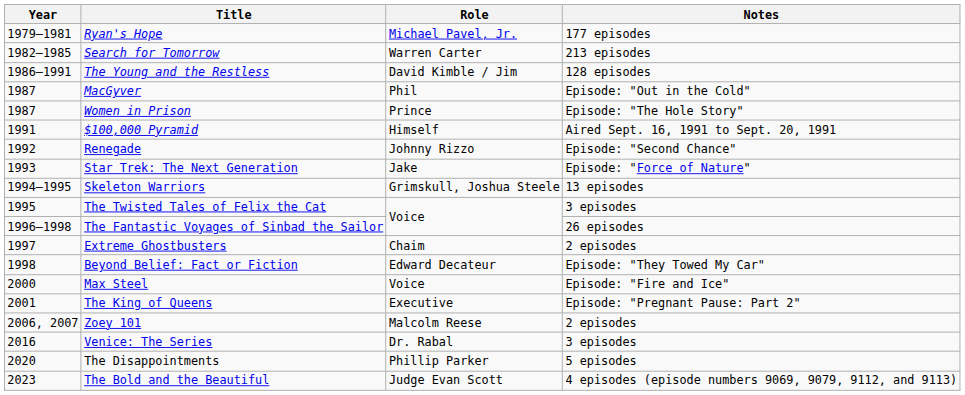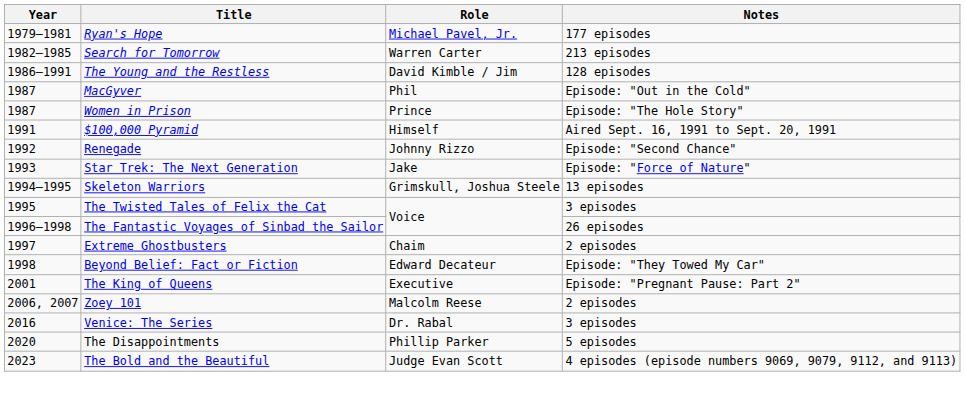- row: (116, 284)
